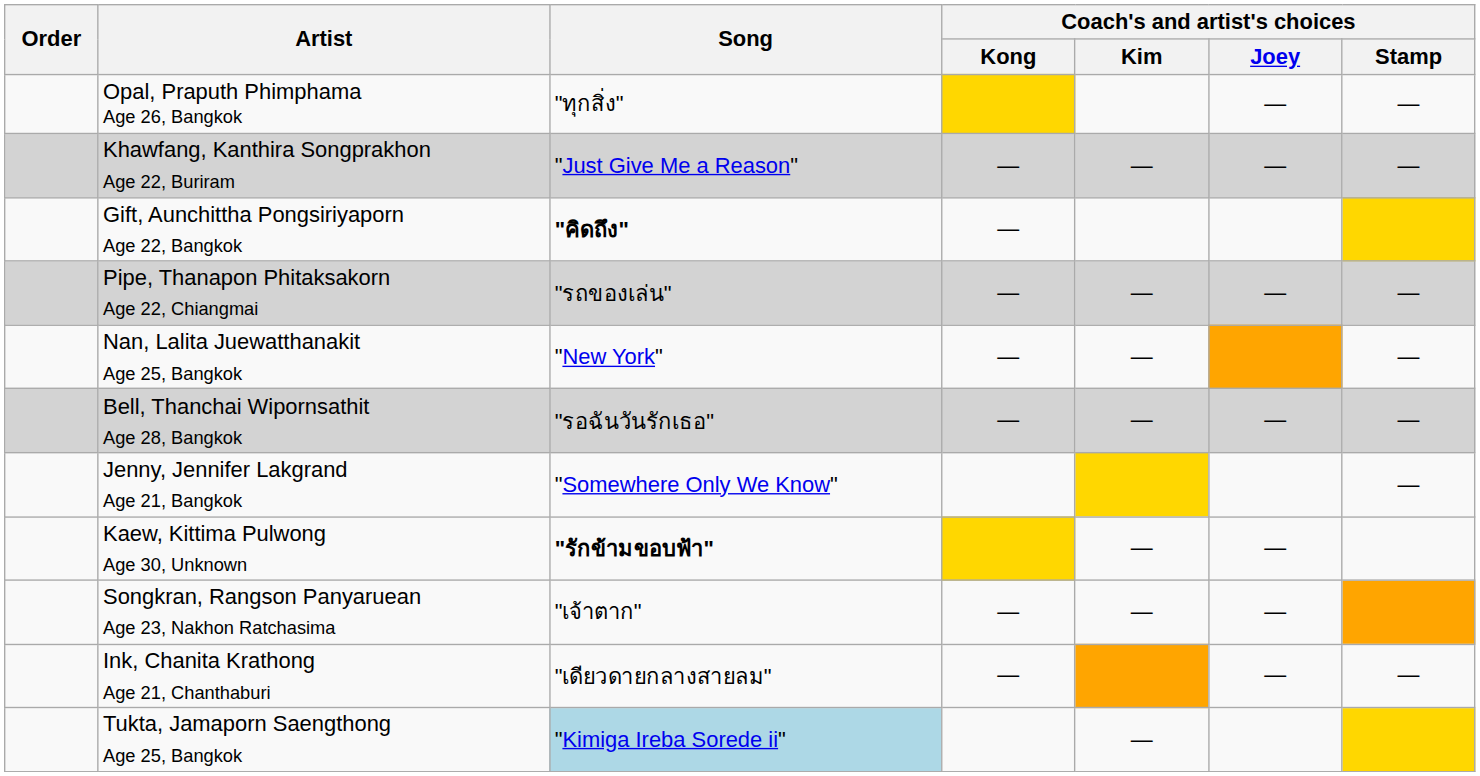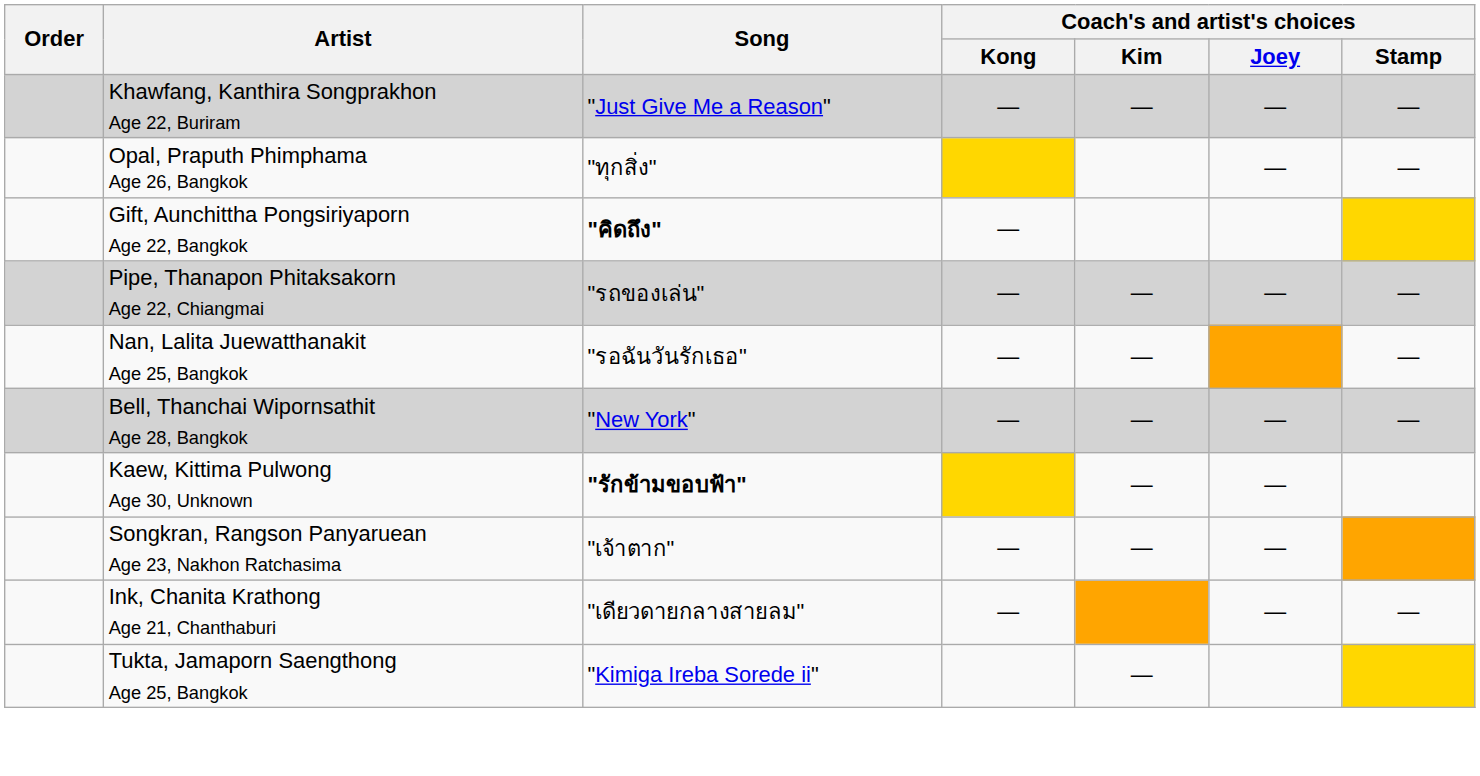rows swapped: (267, 166) <-> (232, 103)
(609, 356) "New York" -> (667, 357) "รอฉันวันรักเธอ"
(634, 421) "รอฉันวันรักเธอ" -> (642, 420) "New York"
- row: (225, 484)
(670, 739) lightblue background -> (703, 675) no background
